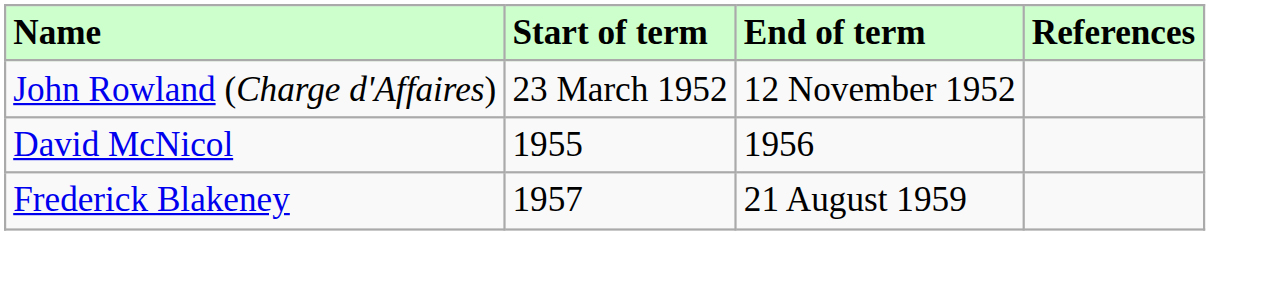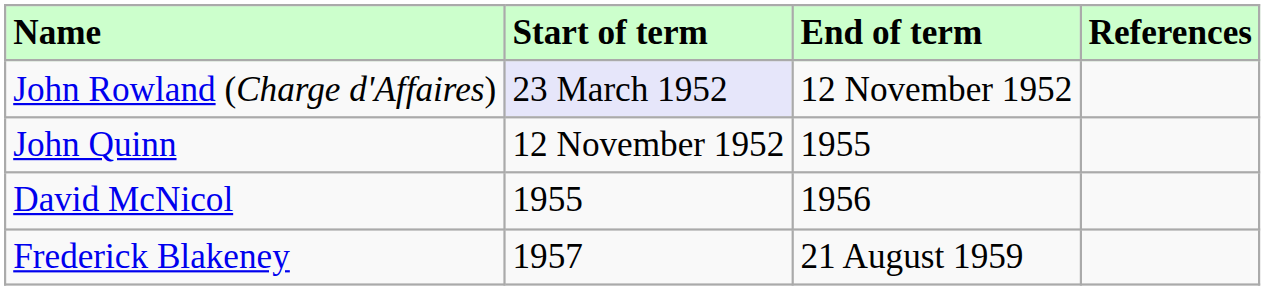(620, 88) no background -> (620, 88) lavender background
+ row: (95, 144)
